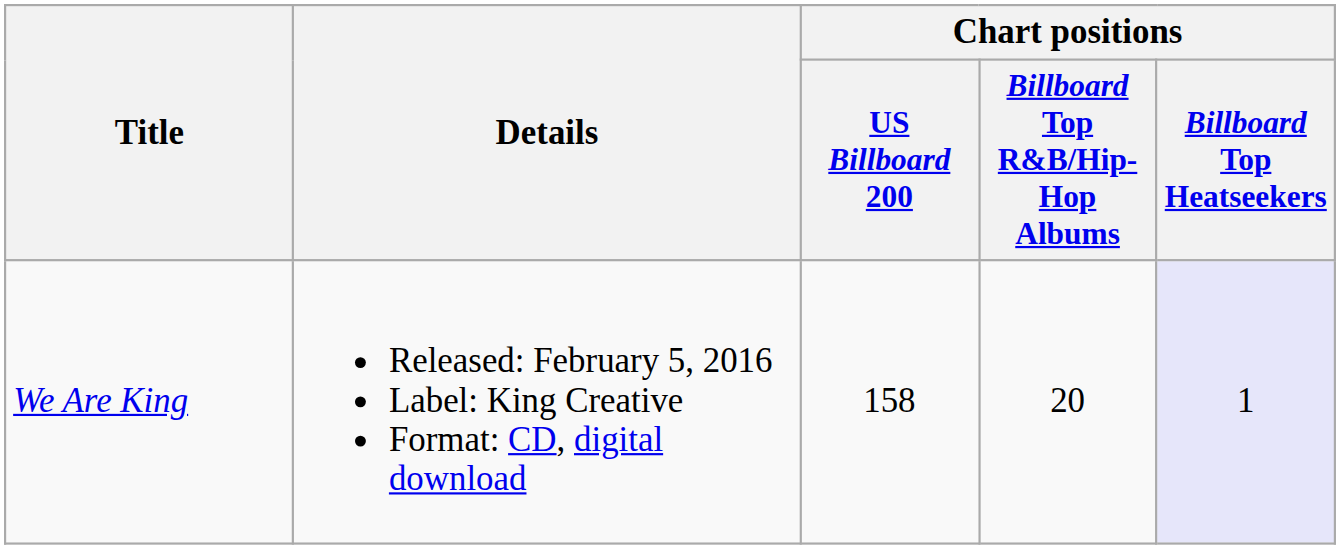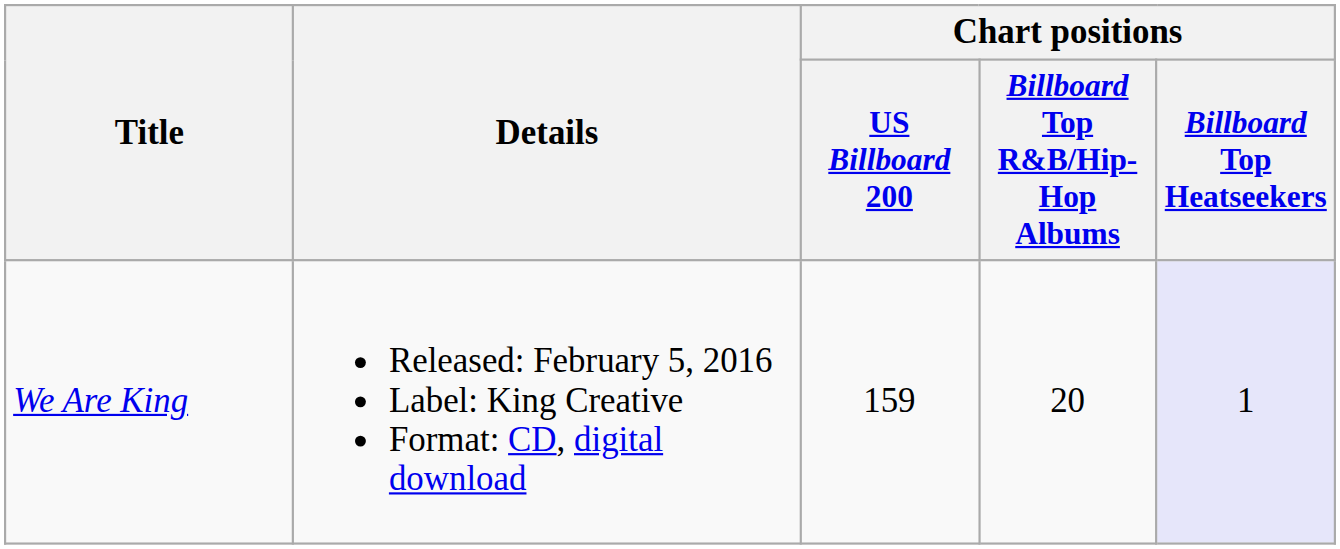(889, 400) 158 -> (889, 400) 159
